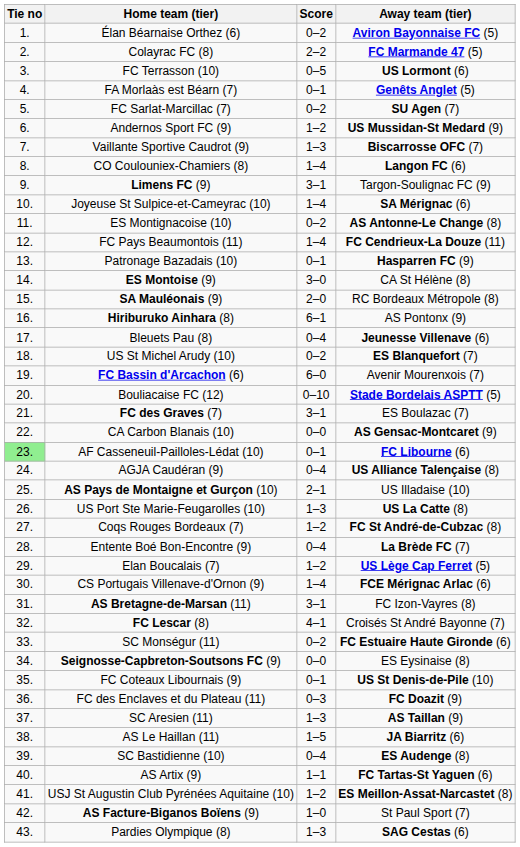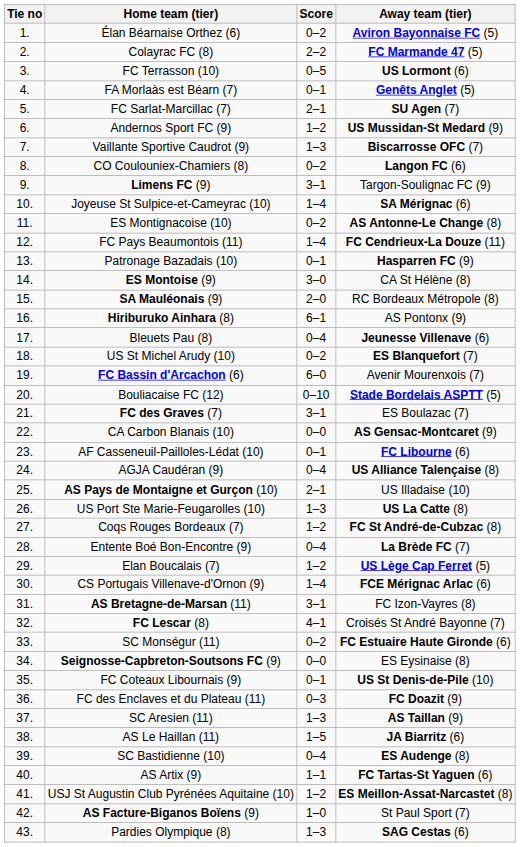(316, 109) 0–2 -> (316, 109) 2–1
(316, 166) 1–4 -> (316, 166) 0–2
(25, 451) lightgreen background -> (25, 451) no background
